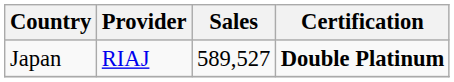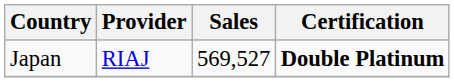(234, 58) 589,527 -> (234, 58) 569,527
